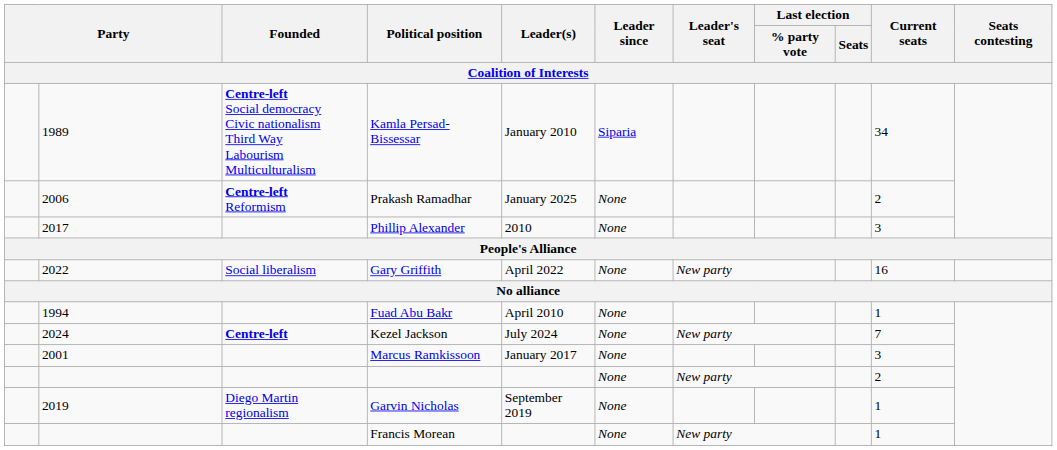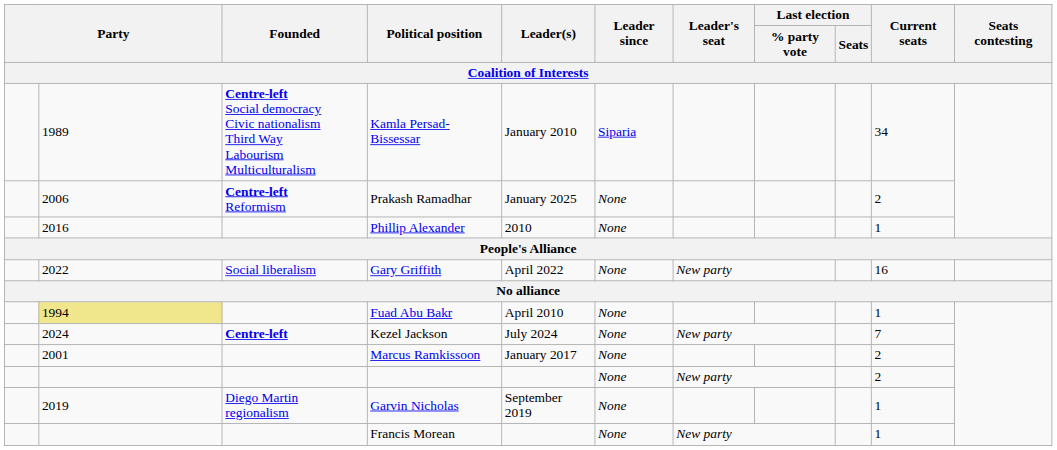(55, 227) 2017 -> (55, 227) 2016
(878, 227) 3 -> (878, 227) 1
(55, 312) no background -> (55, 312) khaki background
(878, 355) 3 -> (878, 355) 2
